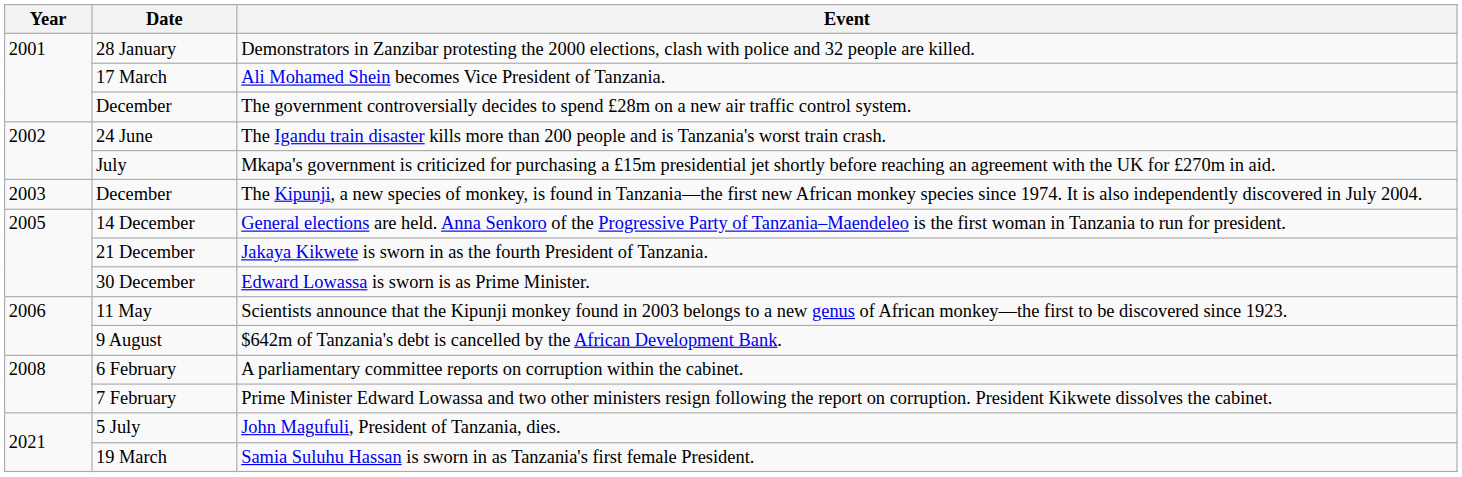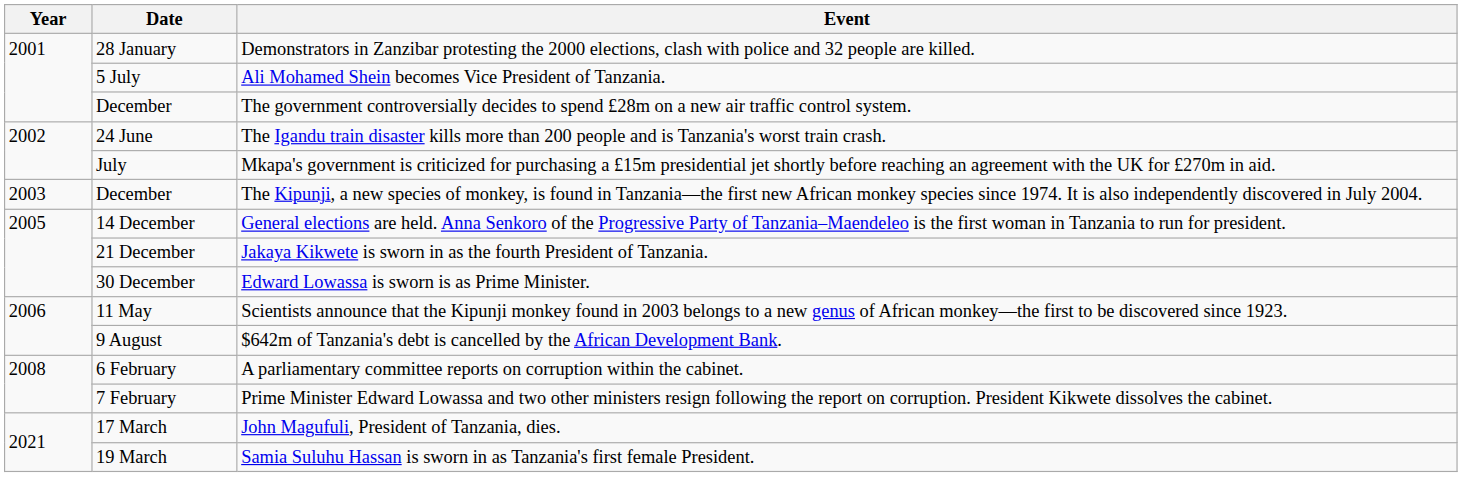(131, 77) 17 March -> (118, 77) 5 July
(118, 427) 5 July -> (131, 427) 17 March
